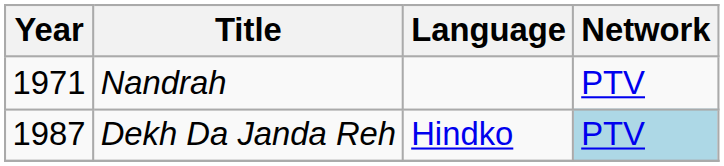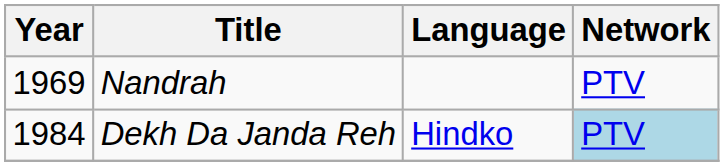(49, 82) 1971 -> (49, 82) 1969
(49, 134) 1987 -> (49, 134) 1984
